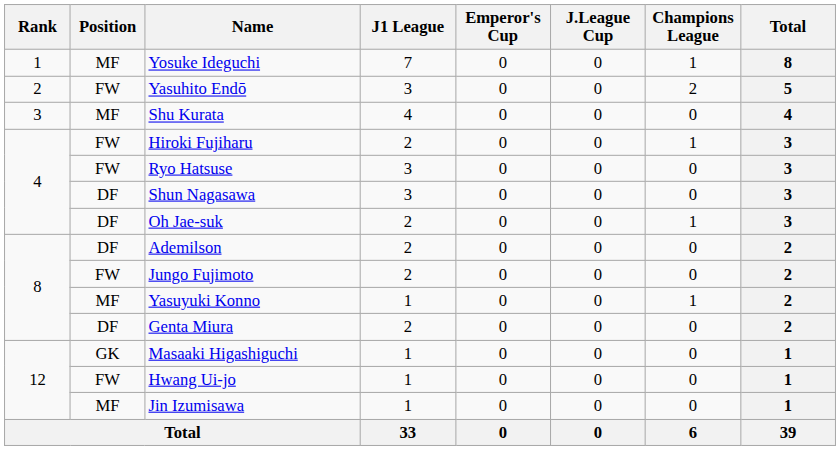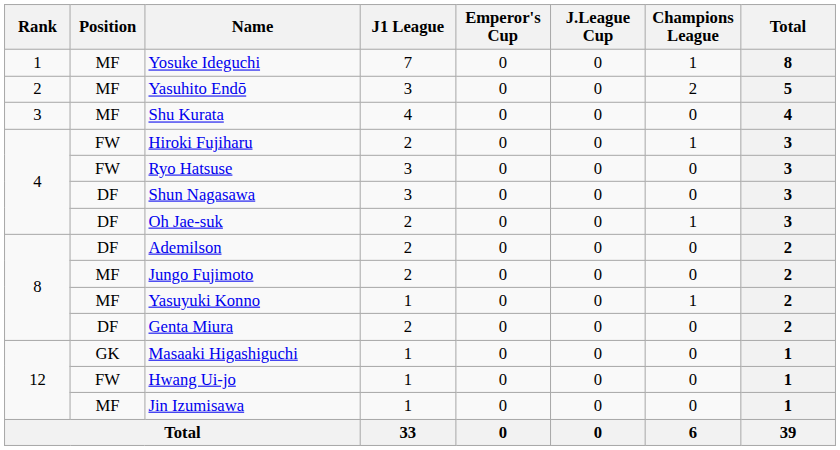(108, 89) FW -> (108, 89) MF
(108, 273) FW -> (108, 273) MF
